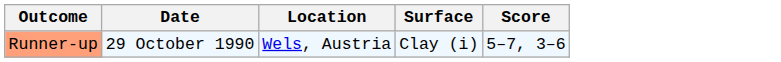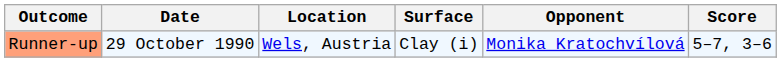+ column: (585, 17)
